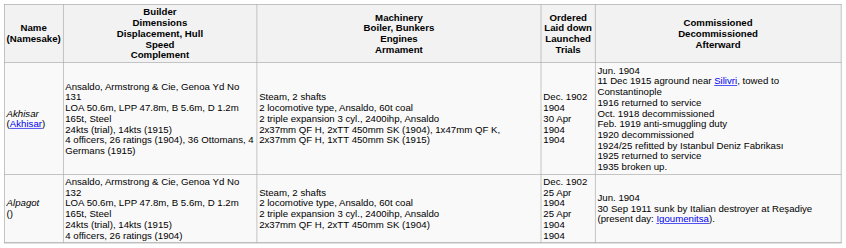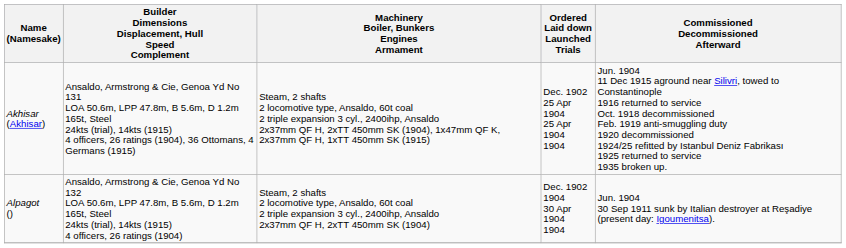(565, 119) Dec. 1902 1904 30 Apr 1904 1904 -> (565, 119) Dec. 1902 25 Apr 1904 25 Apr 1904 1904
(565, 209) Dec. 1902 25 Apr 1904 25 Apr 1904 1904 -> (565, 209) Dec. 1902 1904 30 Apr 1904 1904
